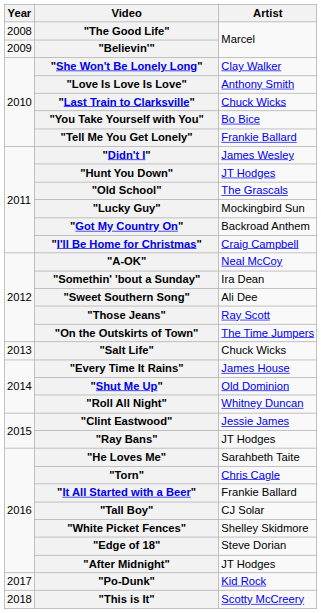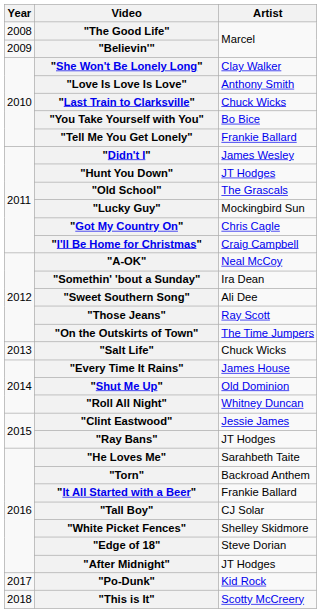(266, 226) Backroad Anthem -> (251, 226) Chris Cagle
(251, 475) Chris Cagle -> (266, 475) Backroad Anthem
